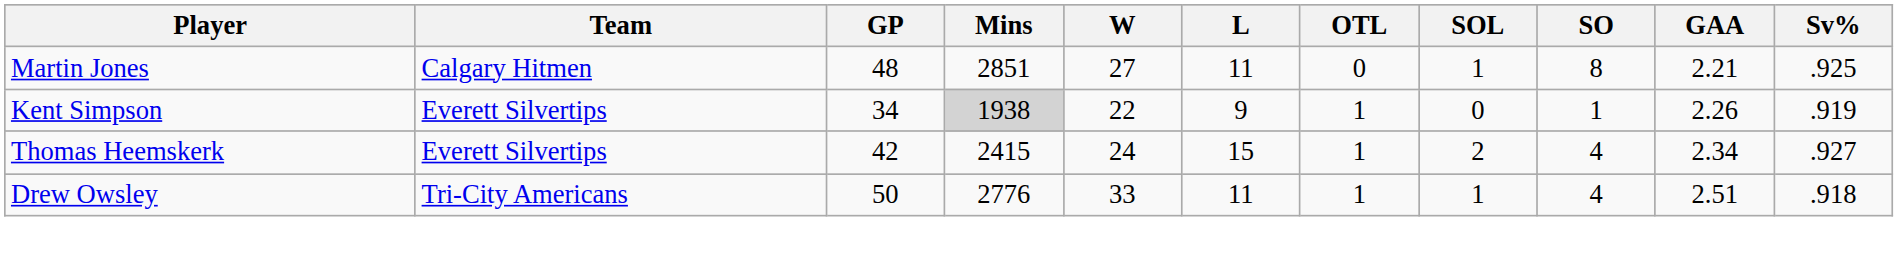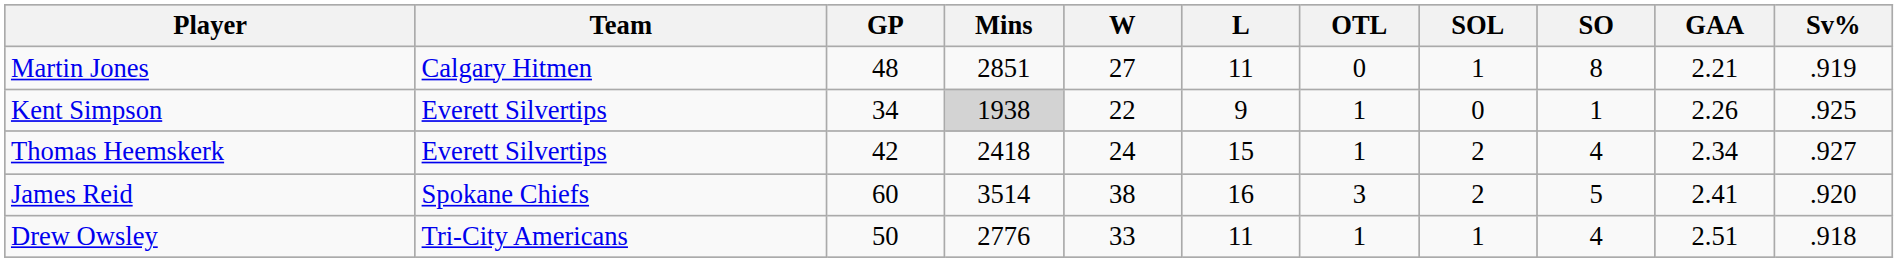(1833, 67) .925 -> (1833, 67) .919
(1833, 109) .919 -> (1833, 109) .925
(1004, 151) 2415 -> (1004, 151) 2418
+ row: (72, 194)
